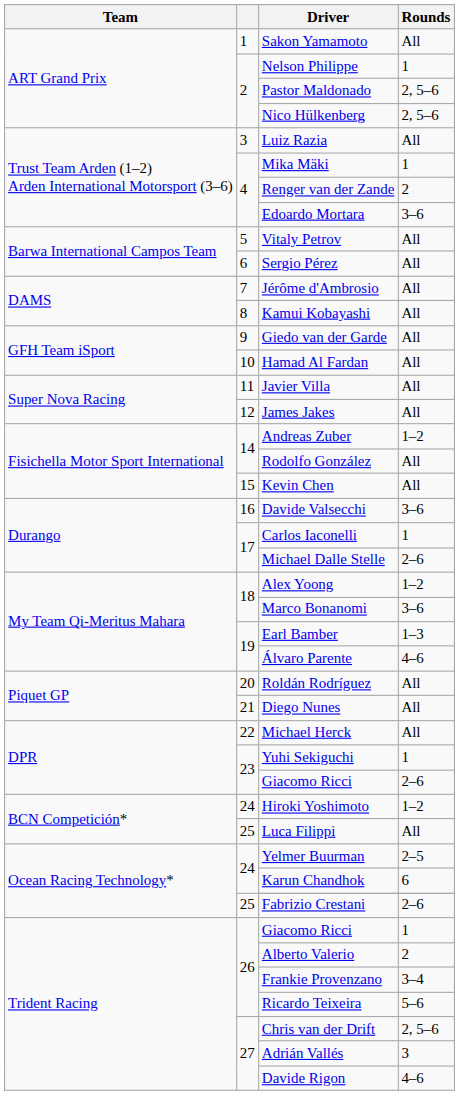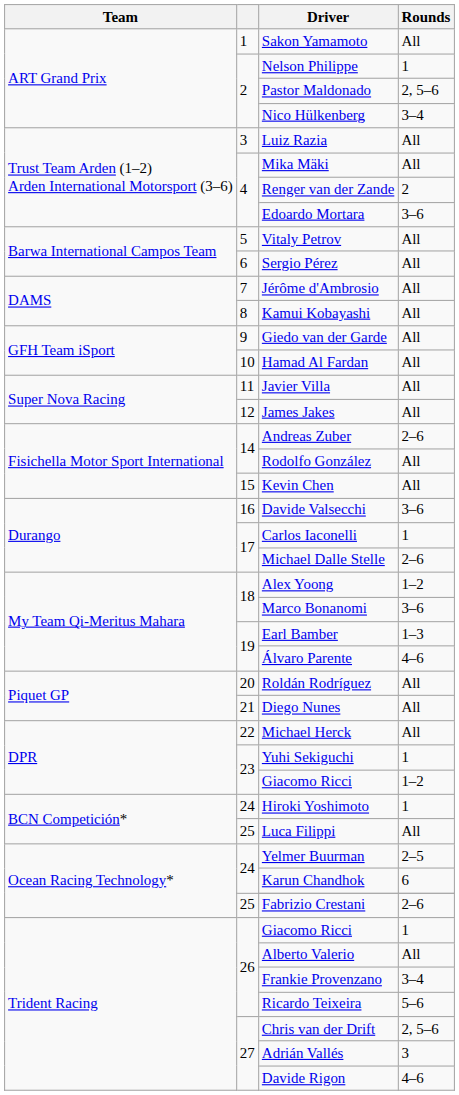(420, 115) 2, 5–6 -> (413, 115) 3–4
(405, 164) 1 -> (411, 164) All
(413, 436) 1–2 -> (413, 436) 2–6
(413, 781) 2–6 -> (413, 781) 1–2
(413, 806) 1–2 -> (405, 806) 1
(405, 954) 2 -> (411, 954) All
